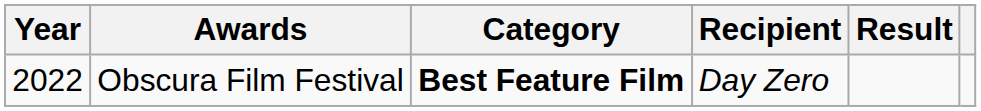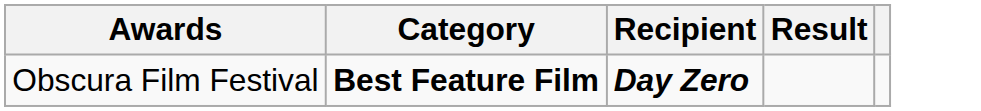- column: (48, 29)
(764, 79) normal -> (681, 79) bold
